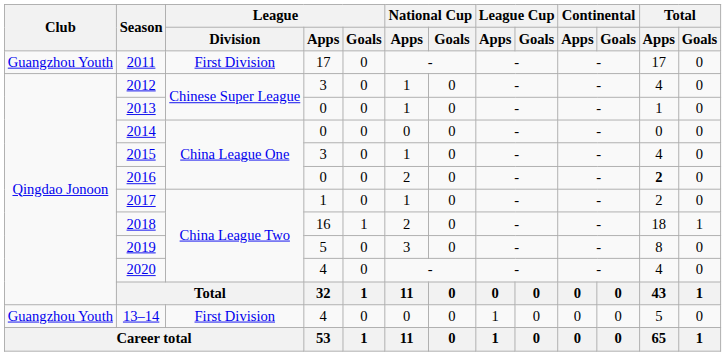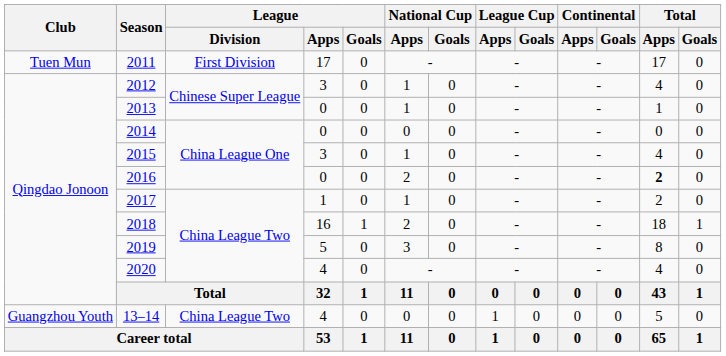(60, 62) Guangzhou Youth -> (60, 62) Tuen Mun
(235, 316) First Division -> (235, 316) China League Two
